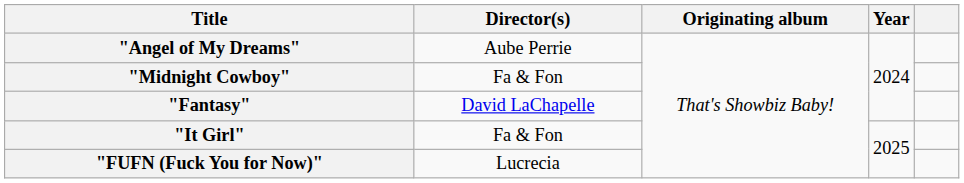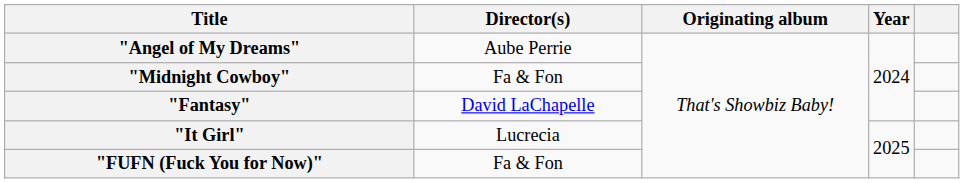(528, 134) Fa & Fon -> (528, 134) Lucrecia
(528, 163) Lucrecia -> (528, 163) Fa & Fon
